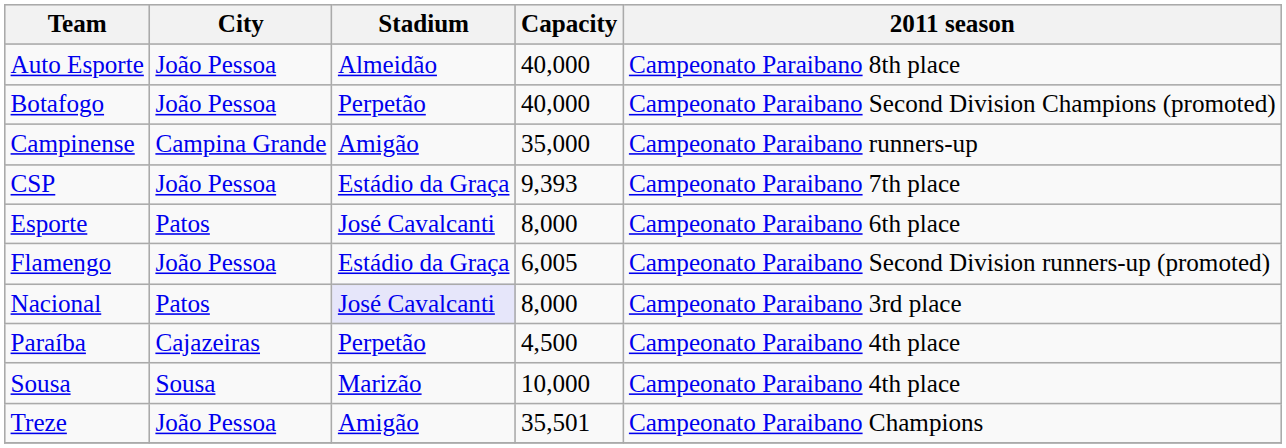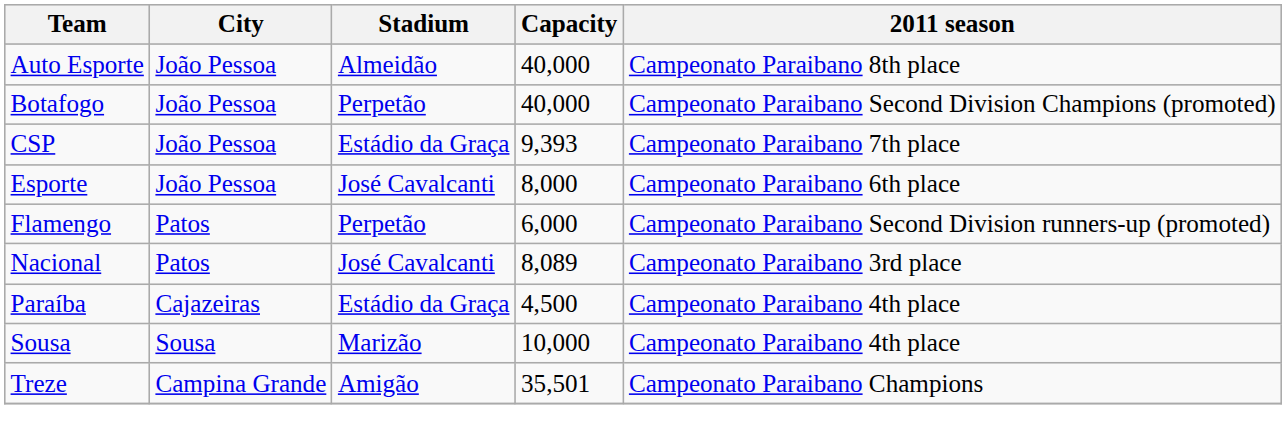- row: (73, 143)
(183, 223) Patos -> (216, 183) João Pessoa
(216, 263) João Pessoa -> (183, 223) Patos
(424, 263) Estádio da Graça -> (382, 223) Perpetão
(549, 263) 6,005 -> (549, 223) 6,000
(416, 303) lavender background -> (416, 263) no background
(549, 303) 8,000 -> (549, 263) 8,089
(382, 343) Perpetão -> (424, 303) Estádio da Graça
(216, 422) João Pessoa -> (241, 382) Campina Grande
